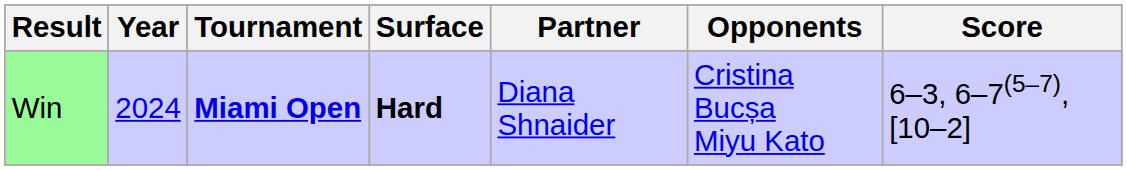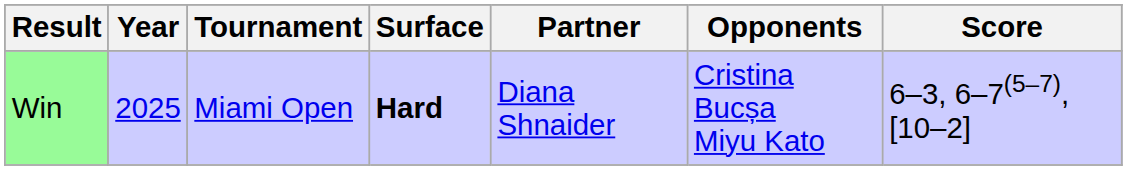(148, 107) 2024 -> (148, 107) 2025
(278, 107) bold -> (274, 107) normal
